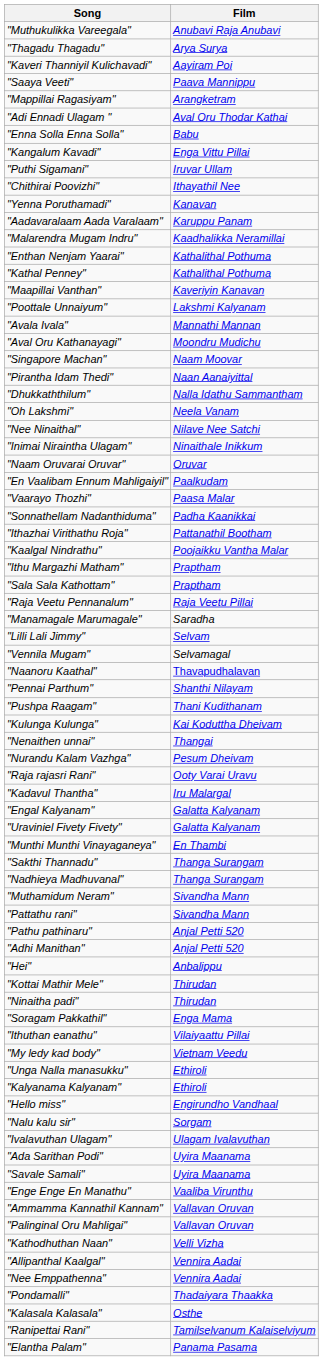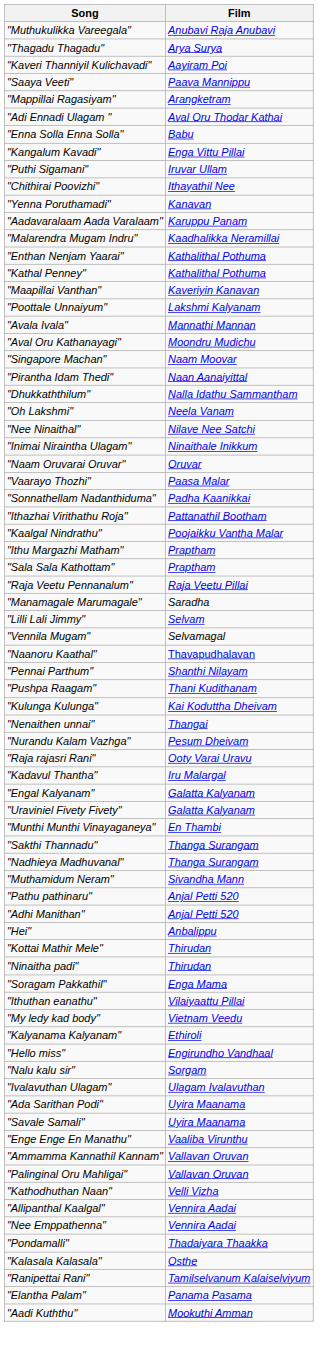- row: (87, 481)
- row: (42, 914)
- row: (67, 1070)
+ row: (42, 1313)
